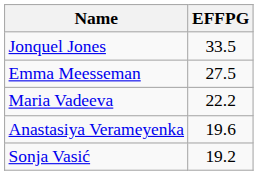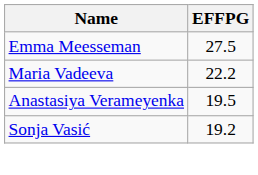- row: (57, 45)
(221, 128) 19.6 -> (221, 101) 19.5
